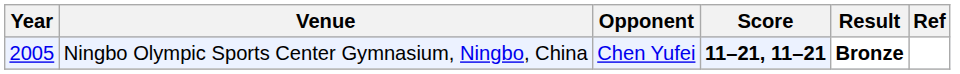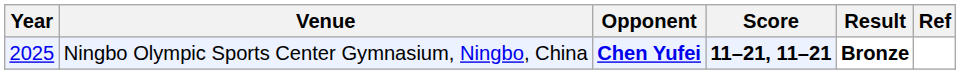(32, 53) 2005 -> (32, 53) 2025
(646, 53) normal -> (649, 53) bold
